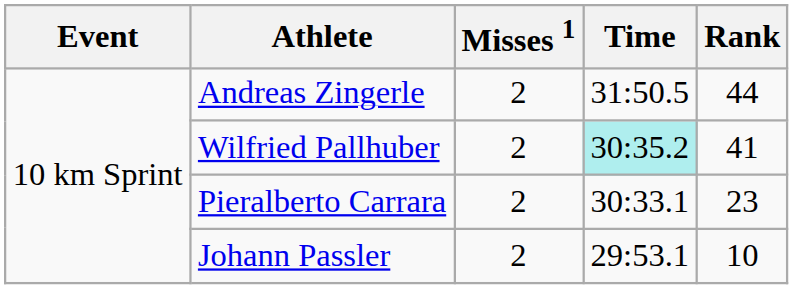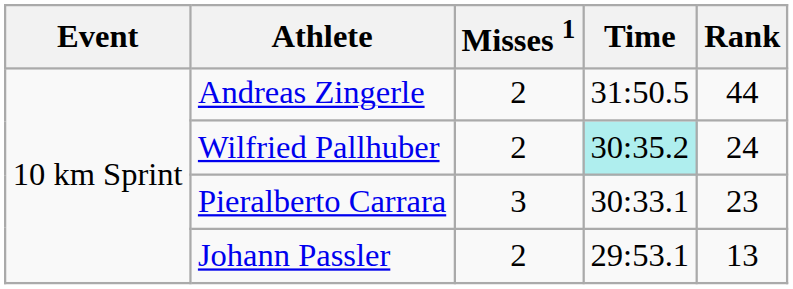(742, 147) 41 -> (742, 147) 24
(518, 201) 2 -> (518, 201) 3
(742, 255) 10 -> (742, 255) 13
